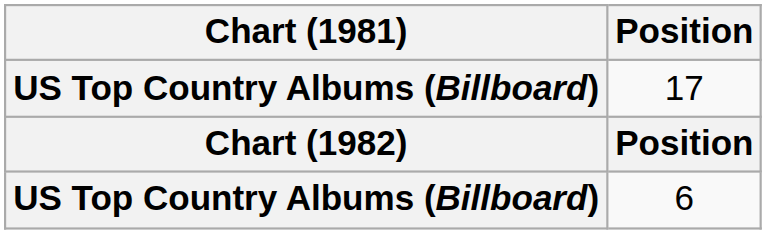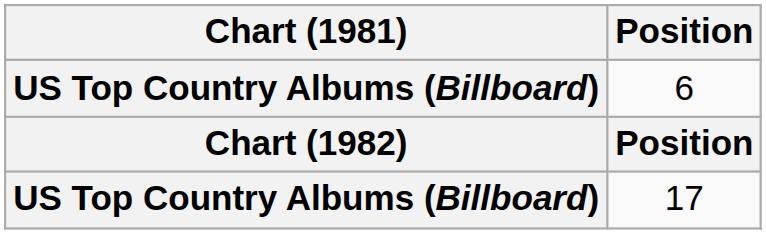rows swapped: (684, 198) <-> (684, 87)
